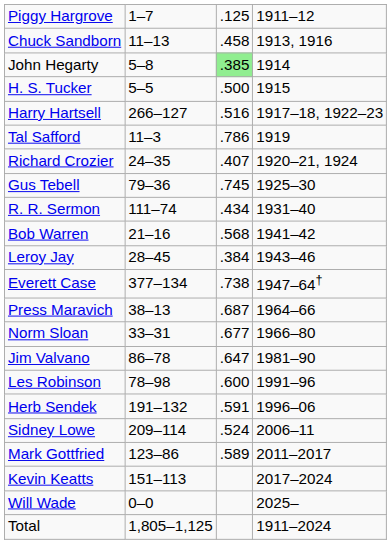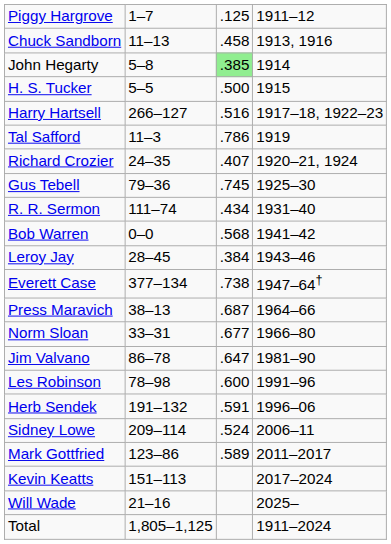(149, 233) 21–16 -> (141, 233) 0–0
(141, 502) 0–0 -> (149, 502) 21–16
